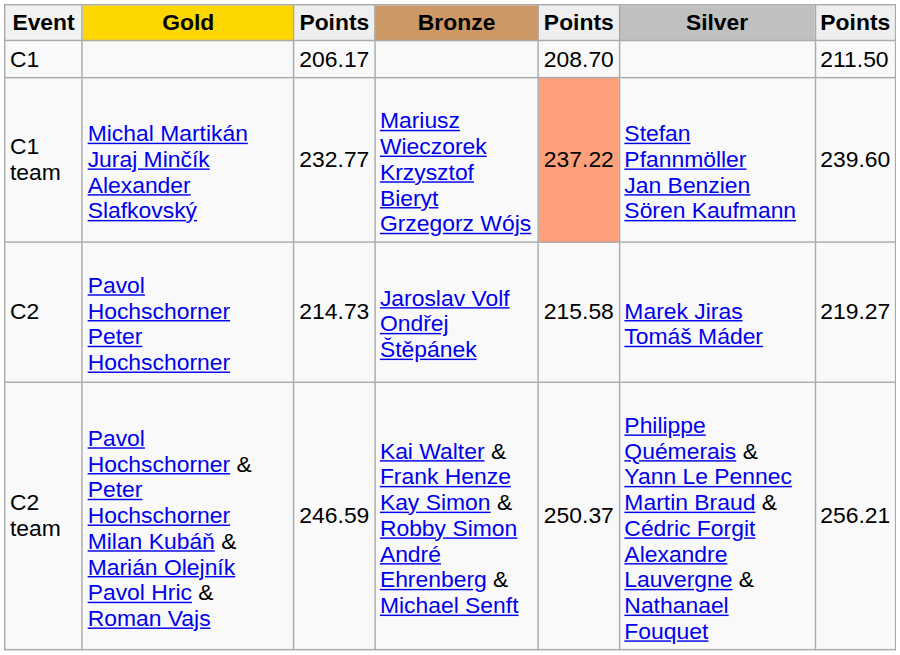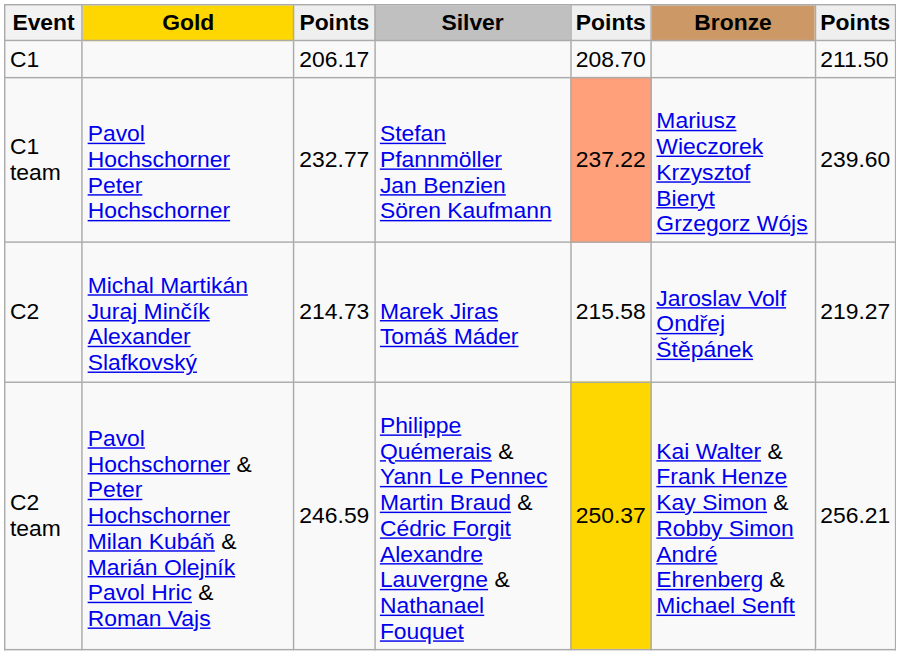columns swapped: (717, 22) <-> (457, 22)
(168, 172) Michal Martikán Juraj Minčík Alexander Slafkovský -> (159, 172) Pavol Hochschorner Peter Hochschorner
(159, 324) Pavol Hochschorner Peter Hochschorner -> (168, 324) Michal Martikán Juraj Minčík Alexander Slafkovský
(579, 515) no background -> (611, 515) gold background
